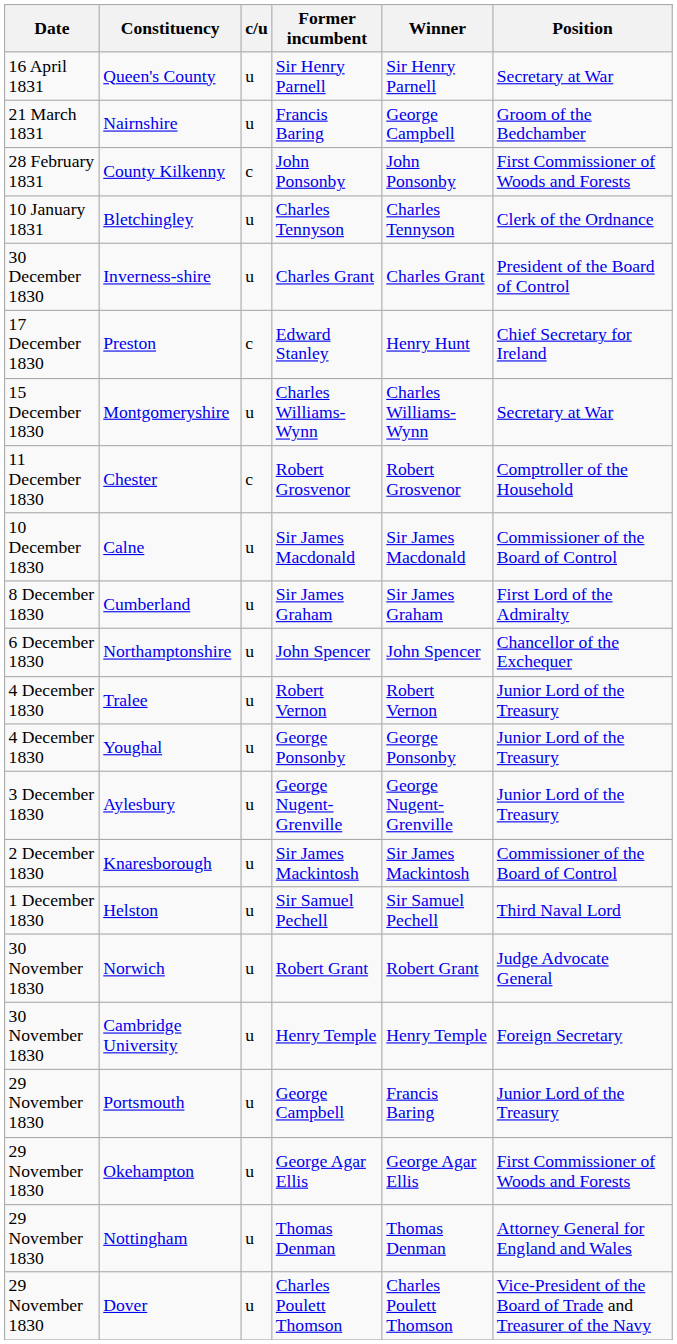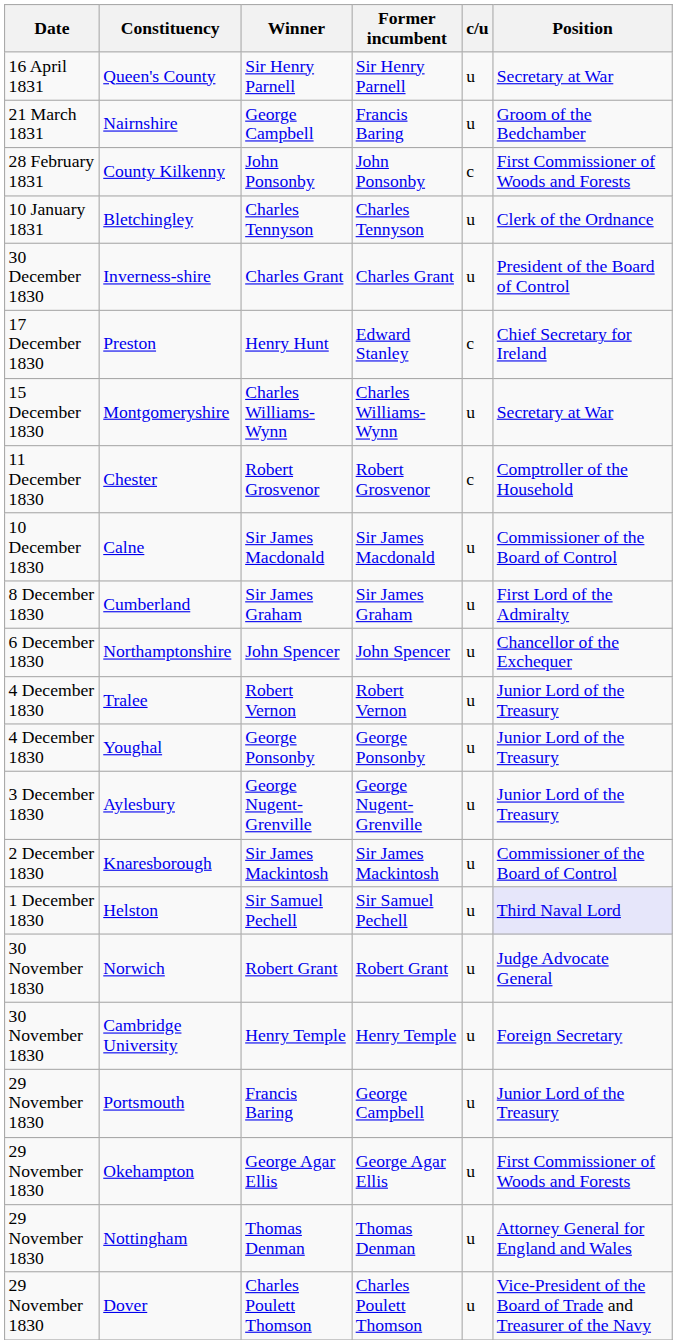columns swapped: (256, 28) <-> (437, 28)
(559, 910) no background -> (559, 910) lavender background
